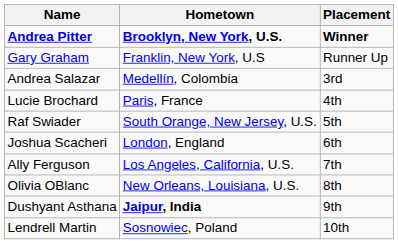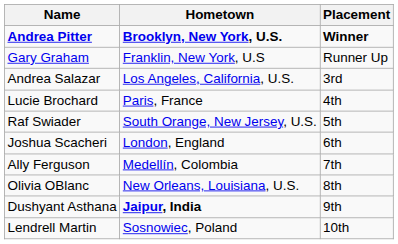(180, 79) Medellín, Colombia -> (208, 79) Los Angeles, California, U.S.
(208, 164) Los Angeles, California, U.S. -> (180, 164) Medellín, Colombia
